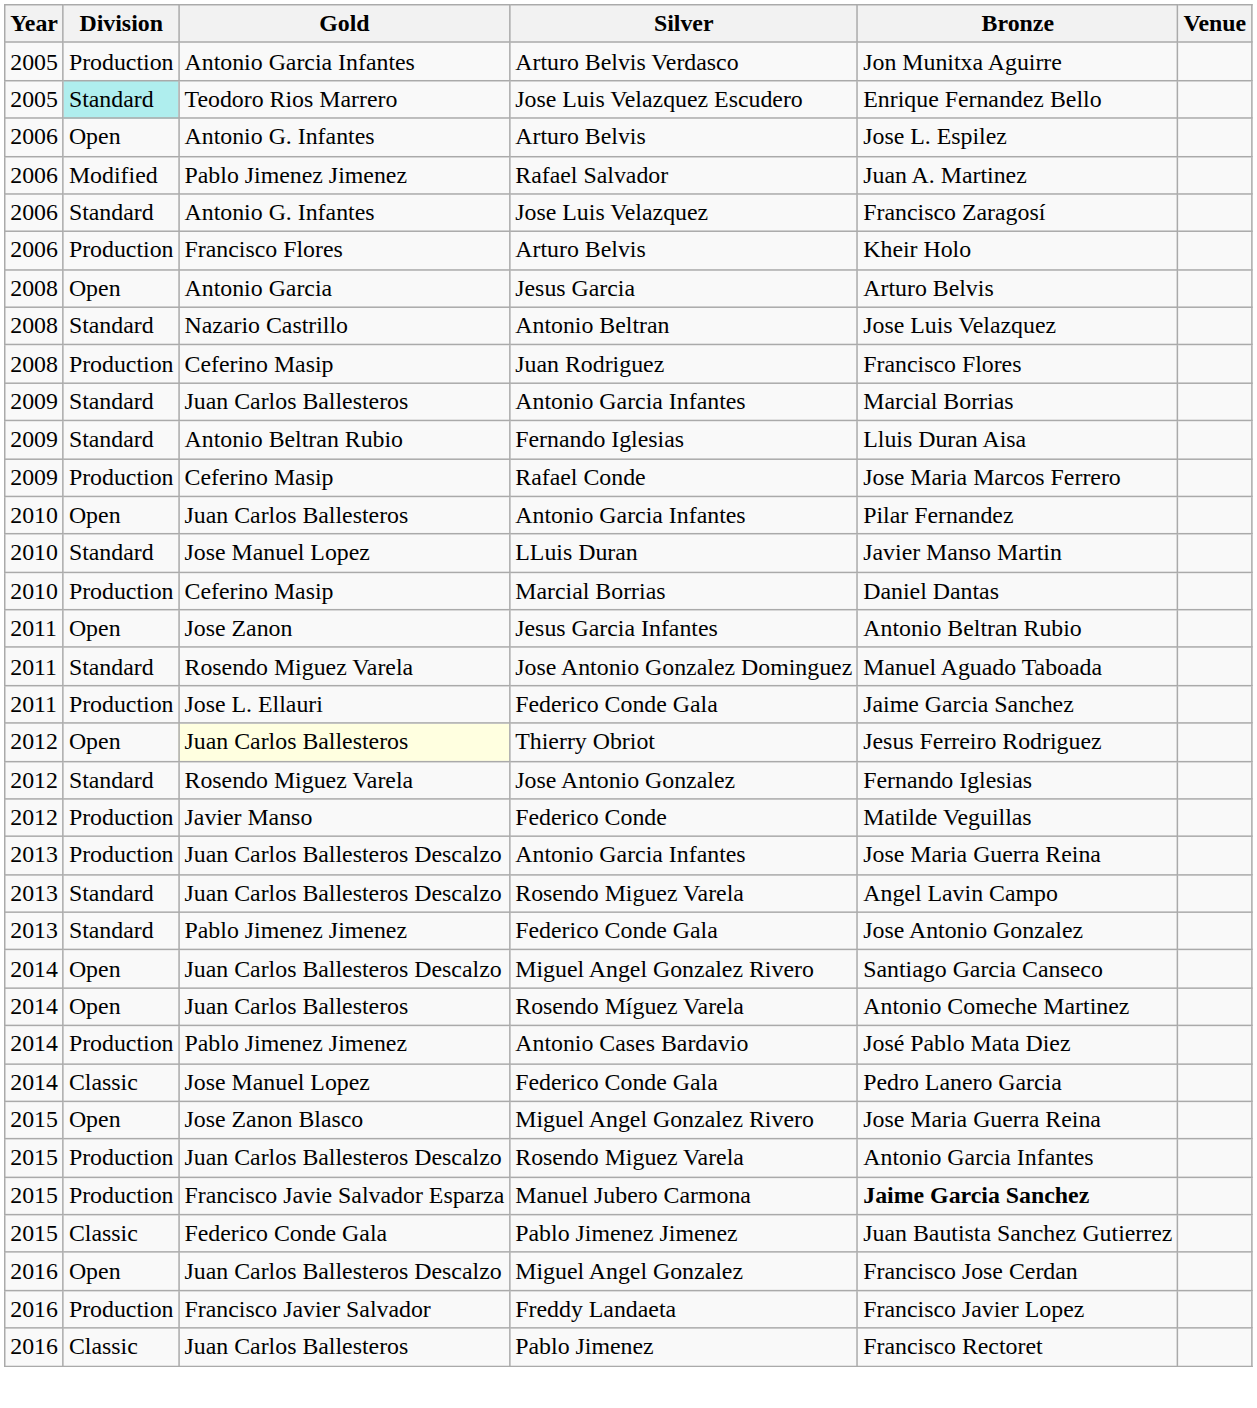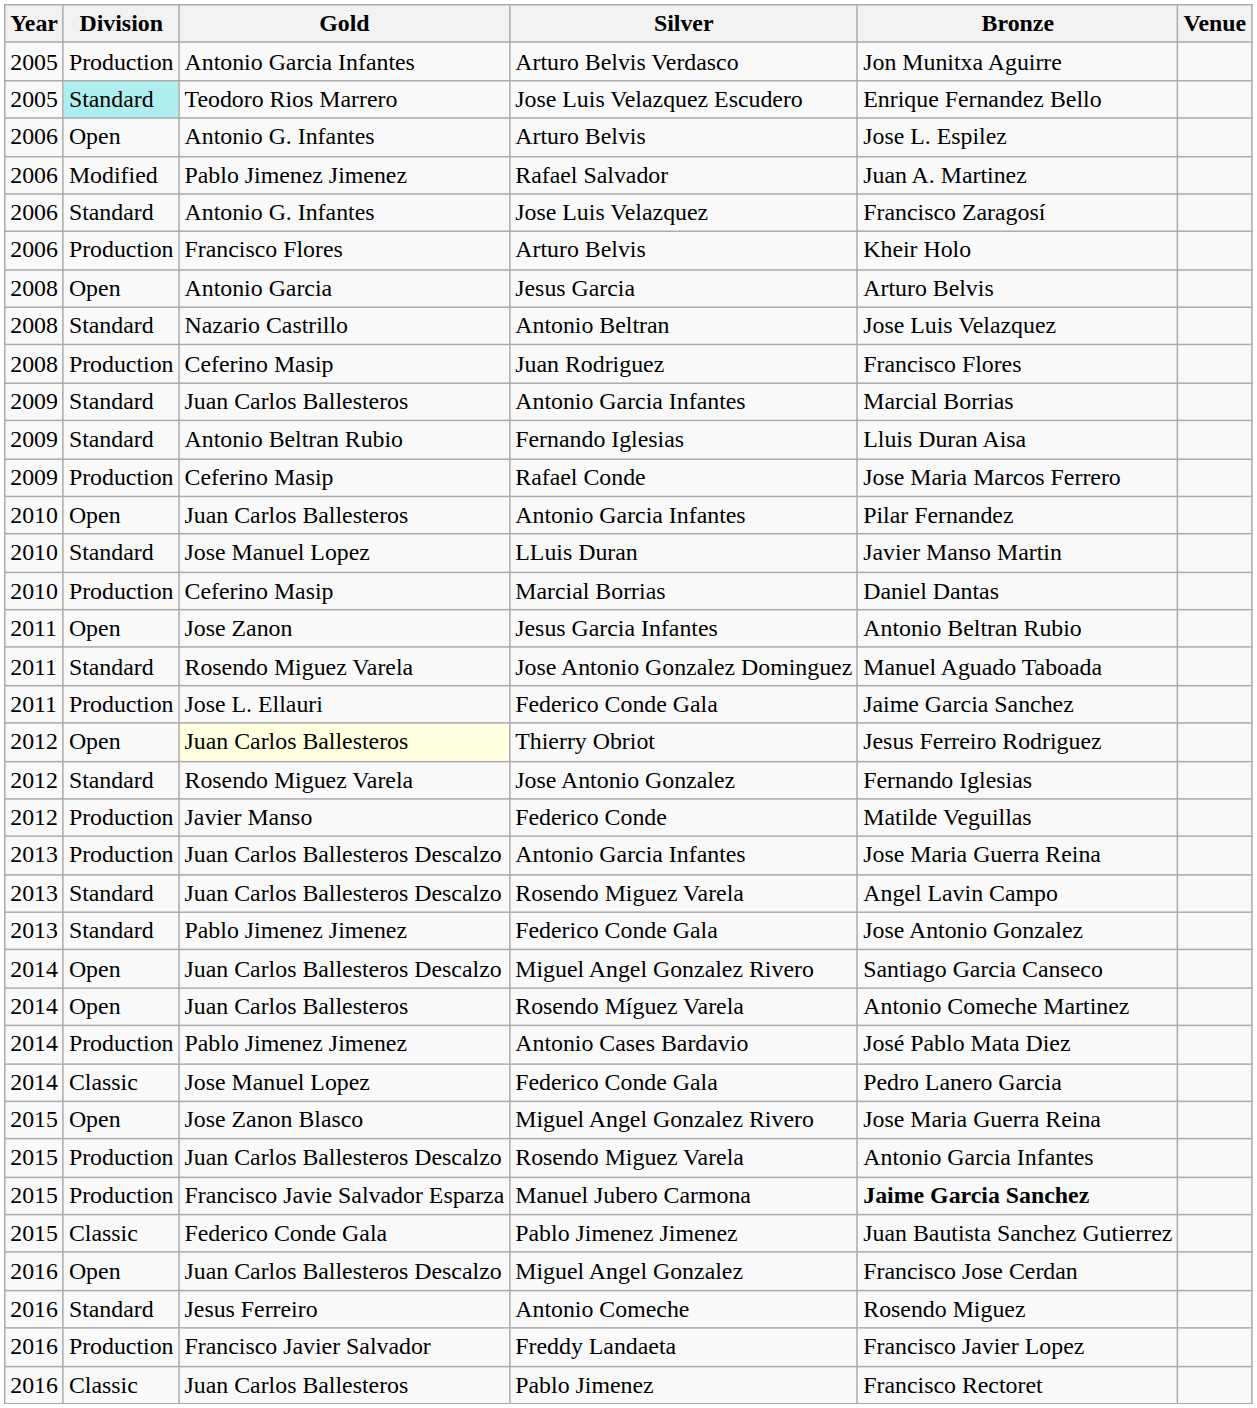+ row: (34, 1308)
